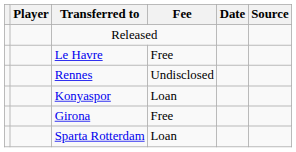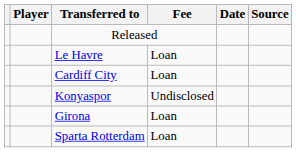(162, 55) Free -> (164, 55) Loan
+ row: (86, 75)
- row: (74, 75)
(164, 95) Loan -> (182, 95) Undisclosed
(162, 116) Free -> (164, 116) Loan
